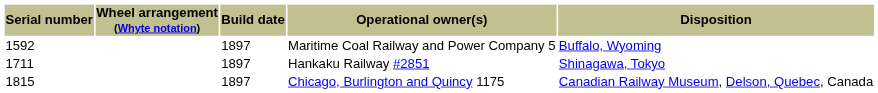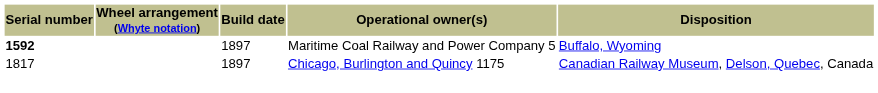(20, 45) normal -> (20, 45) bold
- row: (359, 63)
(20, 81) 1815 -> (20, 63) 1817
